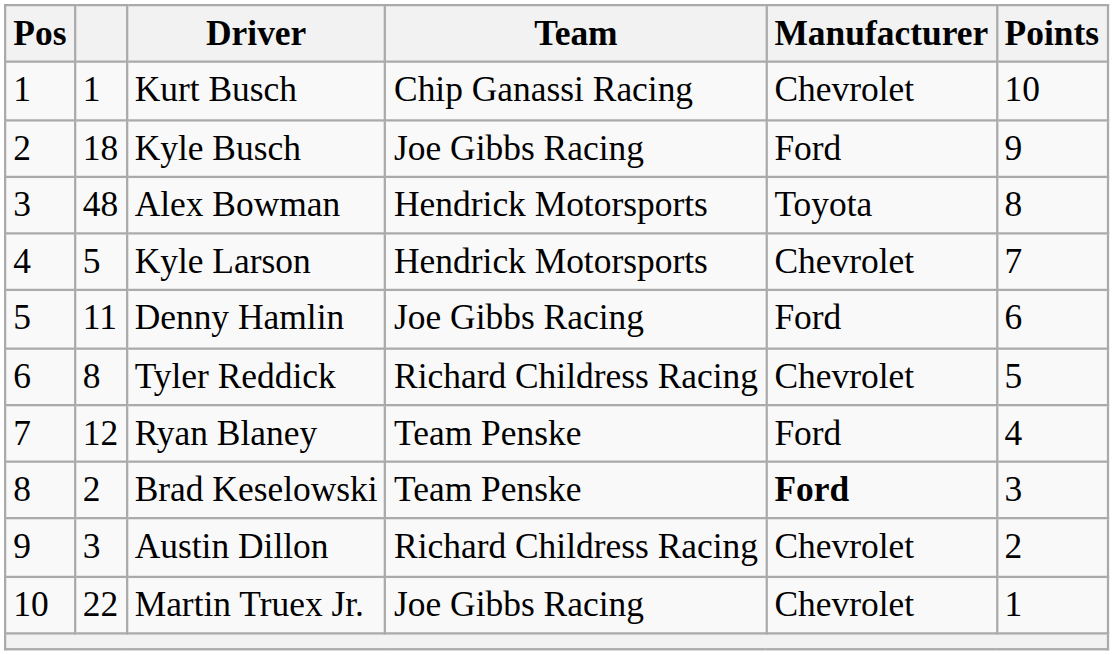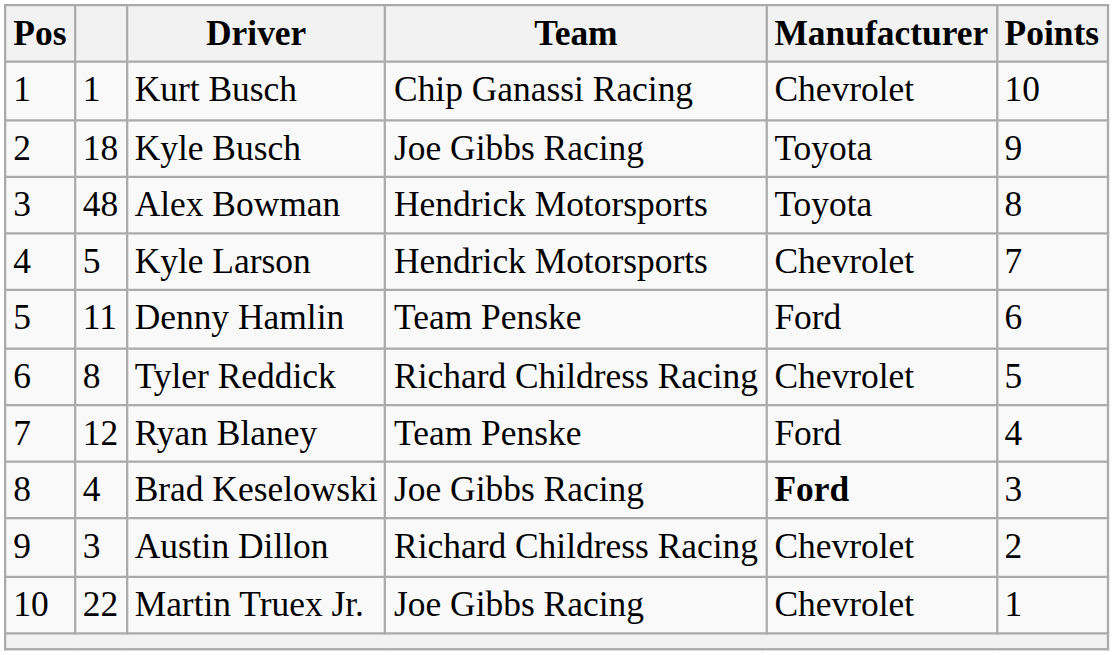(808, 146) Ford -> (823, 146) Toyota
(519, 318) Joe Gibbs Racing -> (488, 318) Team Penske
(92, 489) 2 -> (92, 489) 4
(488, 489) Team Penske -> (519, 489) Joe Gibbs Racing
